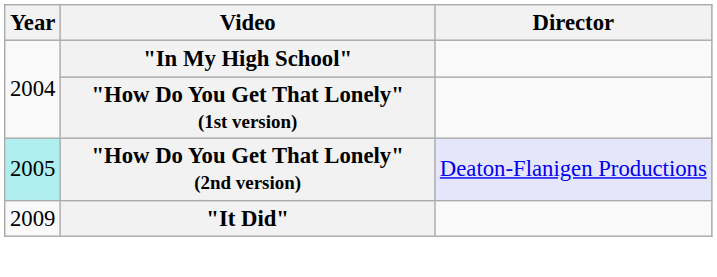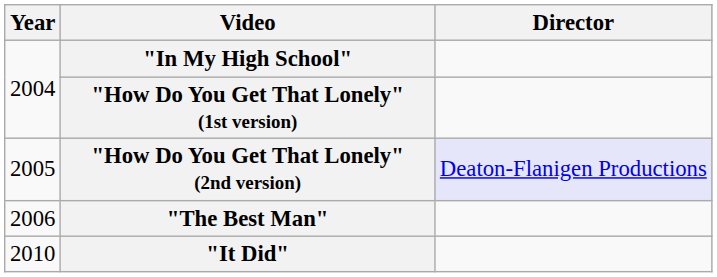(33, 168) paleturquoise background -> (33, 168) no background
+ row: (248, 217)
(33, 217) 2009 -> (33, 253) 2010
